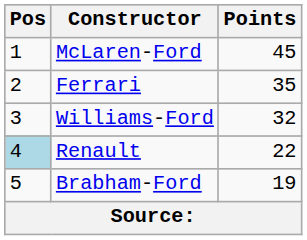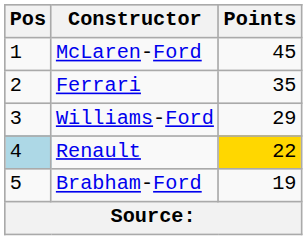(284, 120) 32 -> (284, 120) 29
(284, 152) no background -> (284, 152) gold background
